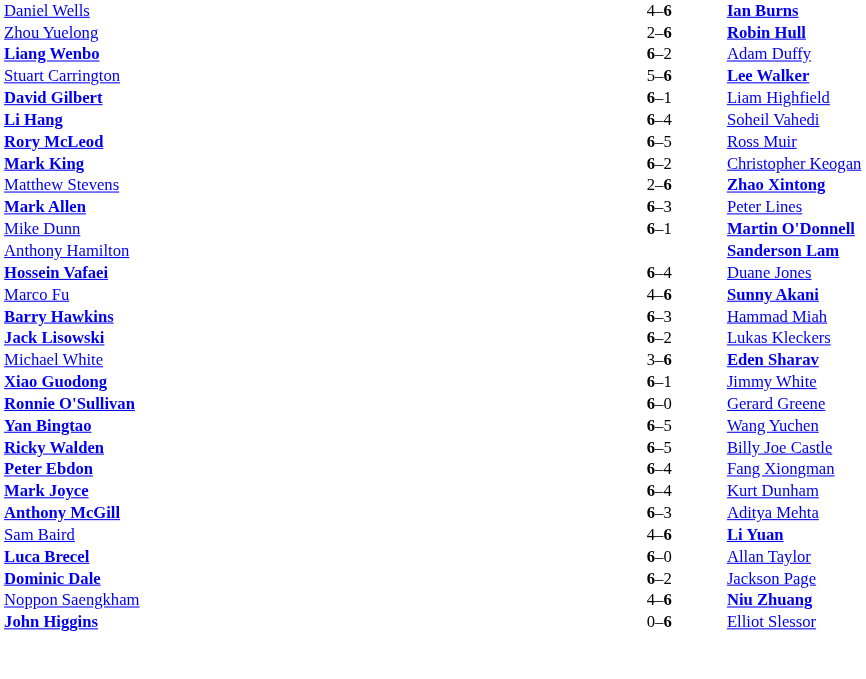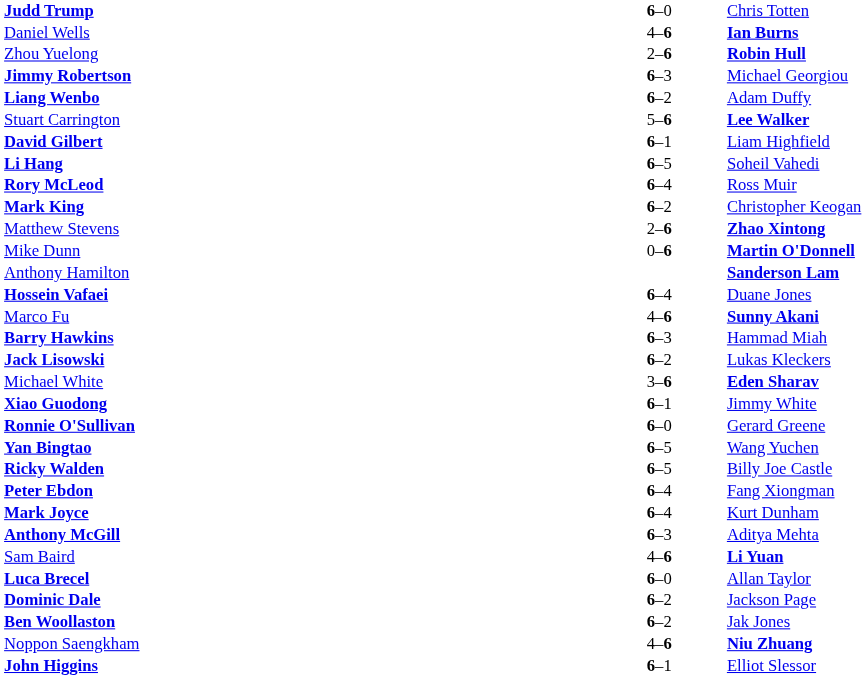+ row: (49, 10)
+ row: (68, 76)
(659, 119) 6–4 -> (659, 163) 6–5
(659, 141) 6–5 -> (659, 185) 6–4
- row: (45, 207)
(659, 228) 6–1 -> (659, 250) 0–6
+ row: (60, 622)
(659, 622) 0–6 -> (659, 665) 6–1
